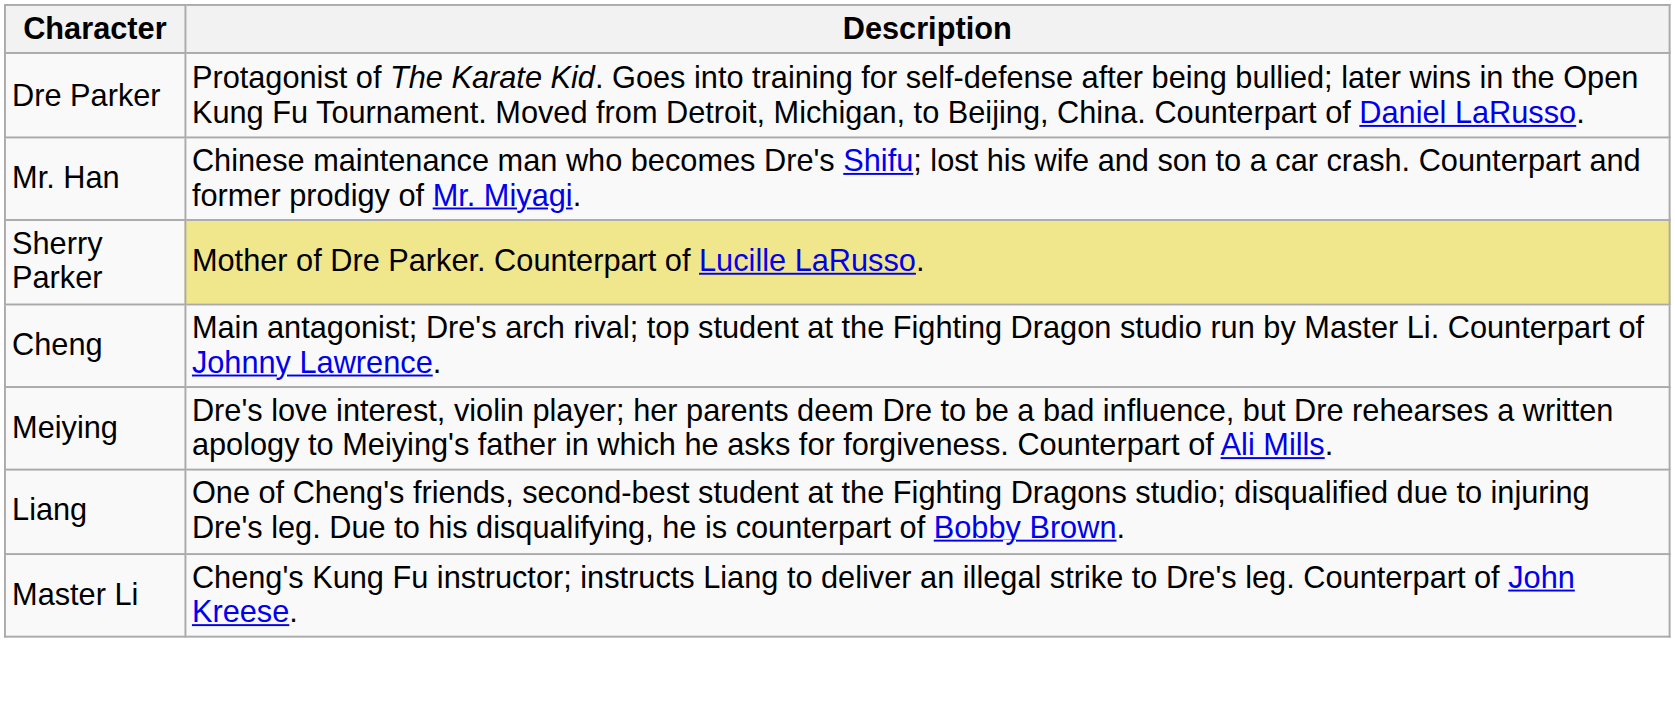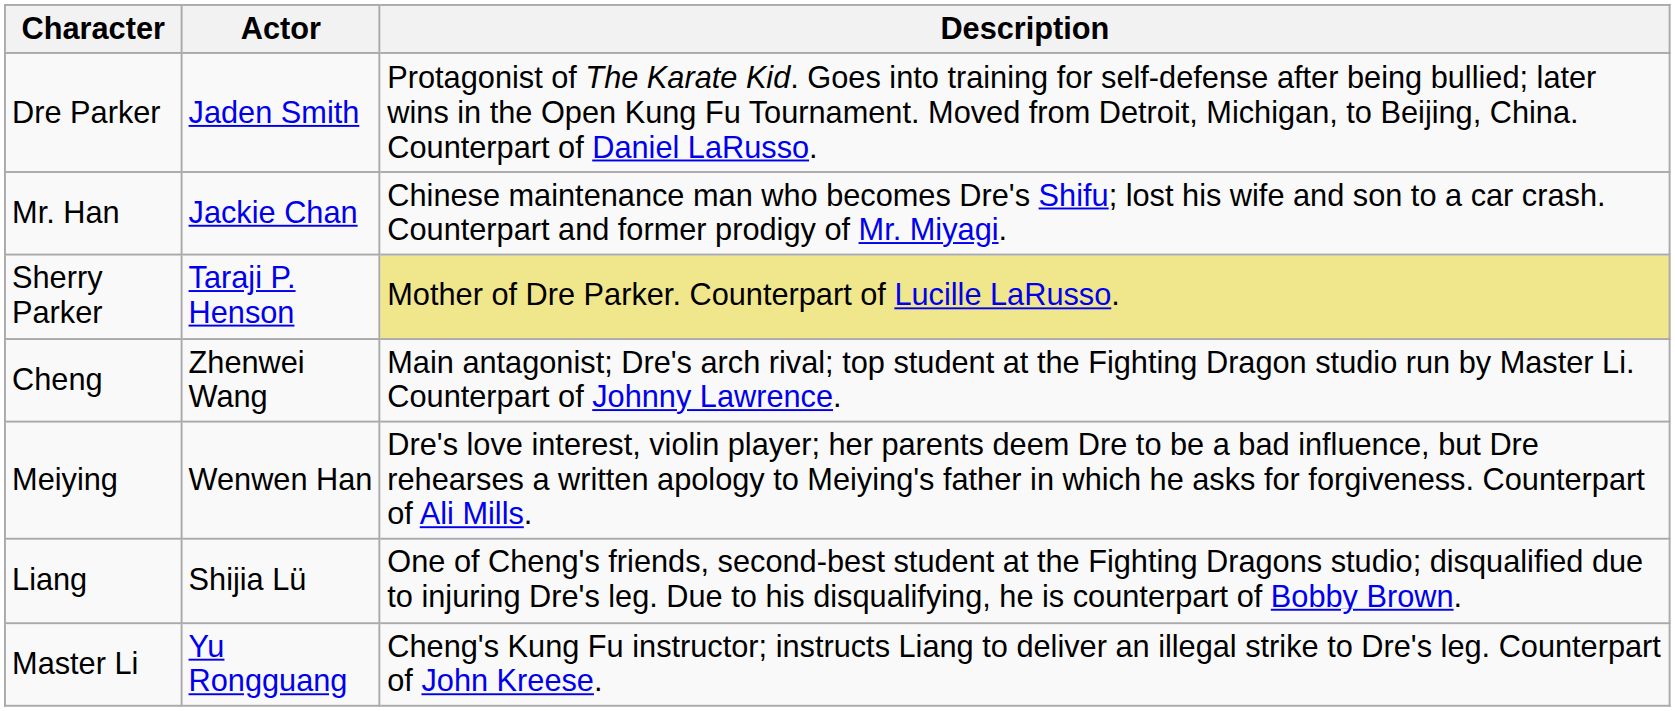+ column: (281, 28)
